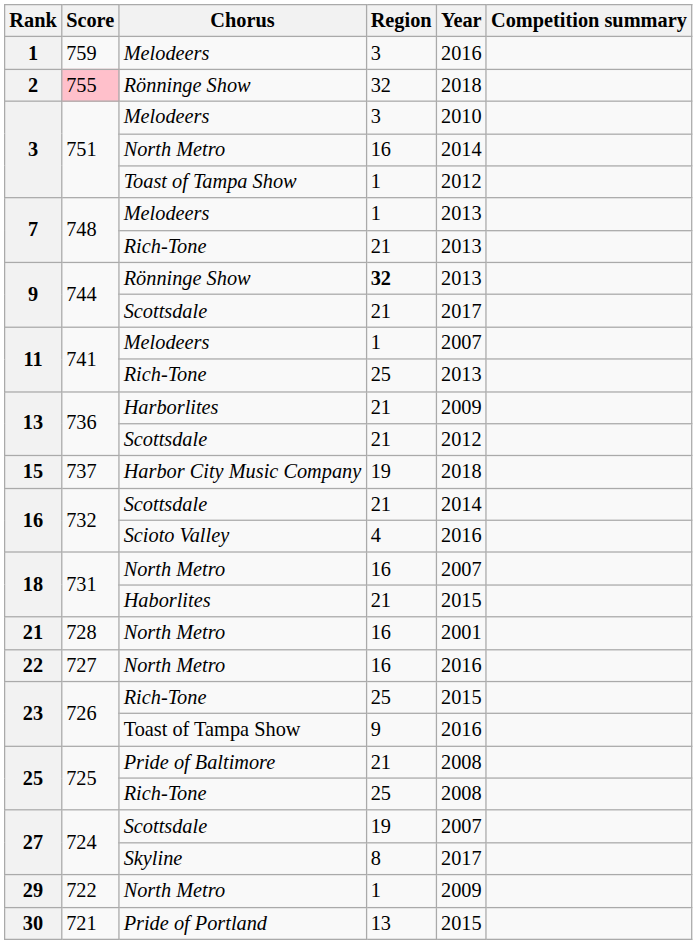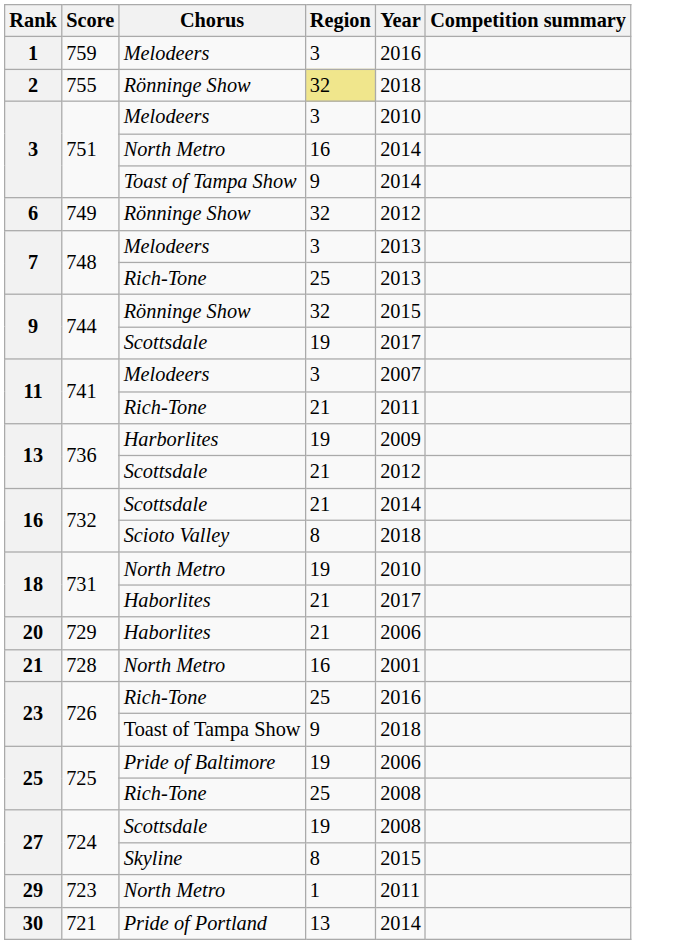(81, 85) pink background -> (81, 85) no background
(381, 85) no background -> (320, 85) khaki background
(376, 181) 1 -> (315, 181) 9
(461, 181) 2012 -> (400, 181) 2014
+ row: (33, 213)
(376, 213) 1 -> (315, 246) 3
(381, 246) 21 -> (320, 278) 25
(381, 278) bold -> (320, 310) normal
(461, 278) 2013 -> (400, 310) 2015
(381, 310) 21 -> (320, 342) 19
(376, 342) 1 -> (315, 375) 3
(381, 375) 25 -> (320, 407) 21
(461, 375) 2013 -> (400, 407) 2011
(381, 407) 21 -> (320, 439) 19
- row: (33, 471)
(376, 536) 4 -> (315, 536) 8
(461, 536) 2016 -> (400, 536) 2018
(381, 568) 16 -> (320, 568) 19
(461, 568) 2007 -> (400, 568) 2010
(461, 600) 2015 -> (400, 600) 2017
+ row: (33, 632)
- row: (33, 665)
(461, 697) 2015 -> (400, 697) 2016
(461, 729) 2016 -> (400, 729) 2018
(381, 761) 21 -> (320, 761) 19
(461, 761) 2008 -> (400, 761) 2006
(461, 826) 2007 -> (400, 826) 2008
(461, 858) 2017 -> (400, 858) 2015
(81, 890) 722 -> (81, 890) 723
(461, 890) 2009 -> (400, 890) 2011
(461, 922) 2015 -> (400, 922) 2014
